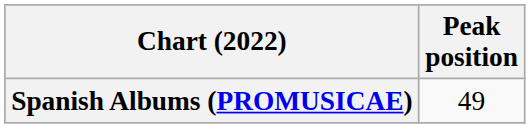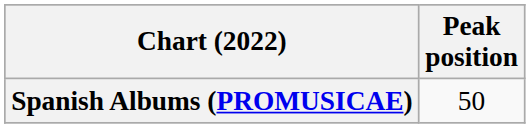(472, 100) 49 -> (472, 100) 50
